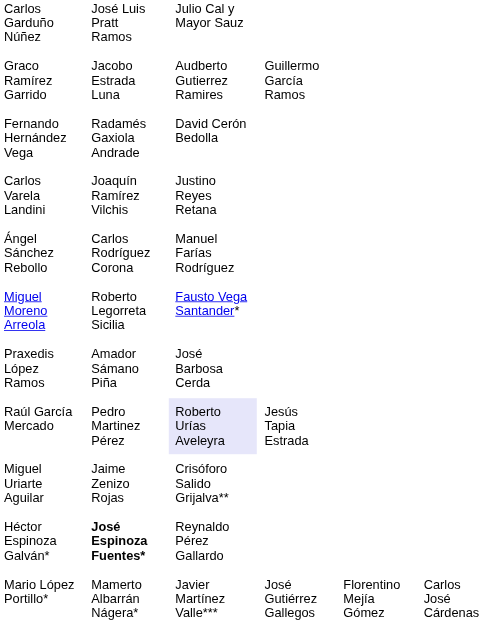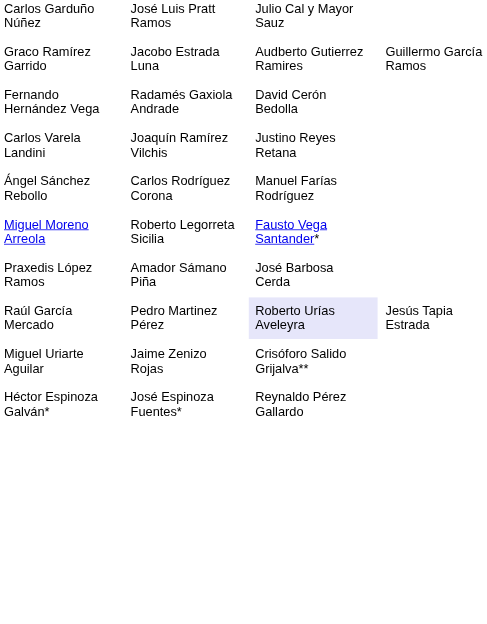(119, 541) bold -> (172, 404) normal
- row: (39, 591)
